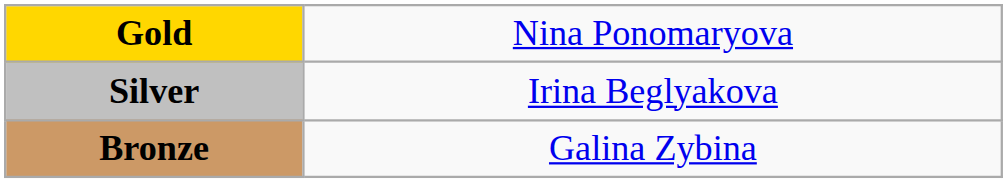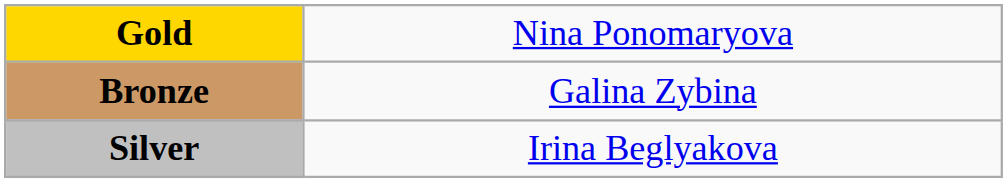rows swapped: (154, 90) <-> (154, 147)
